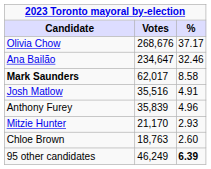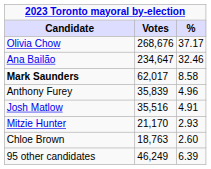rows swapped: (39, 108) <-> (35, 92)
(188, 156) bold -> (188, 156) normal
